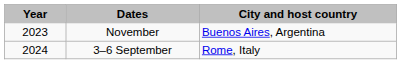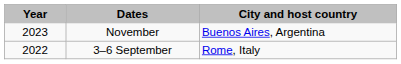(35, 50) 2024 -> (35, 50) 2022
